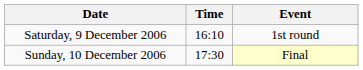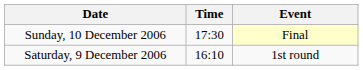rows swapped: (95, 34) <-> (95, 55)
